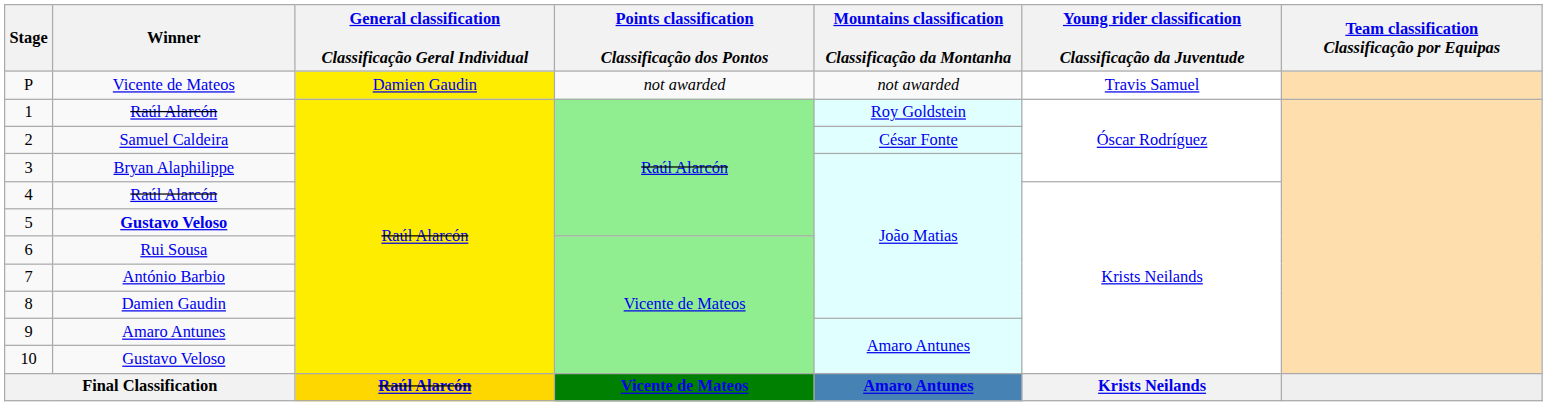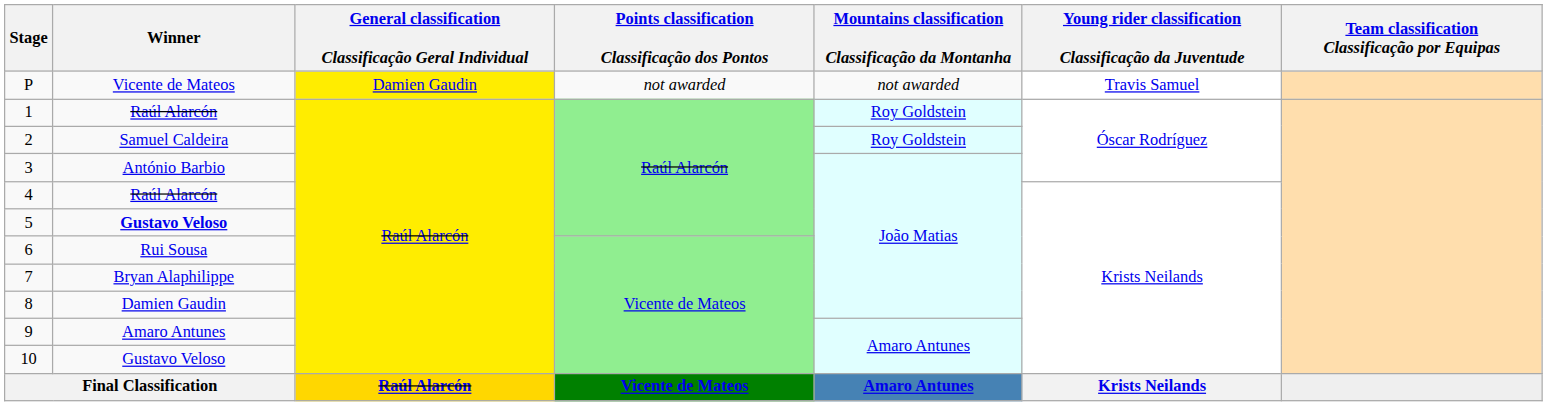(918, 140) César Fonte -> (918, 140) Roy Goldstein
(174, 167) Bryan Alaphilippe -> (174, 167) António Barbio
(174, 277) António Barbio -> (174, 277) Bryan Alaphilippe
